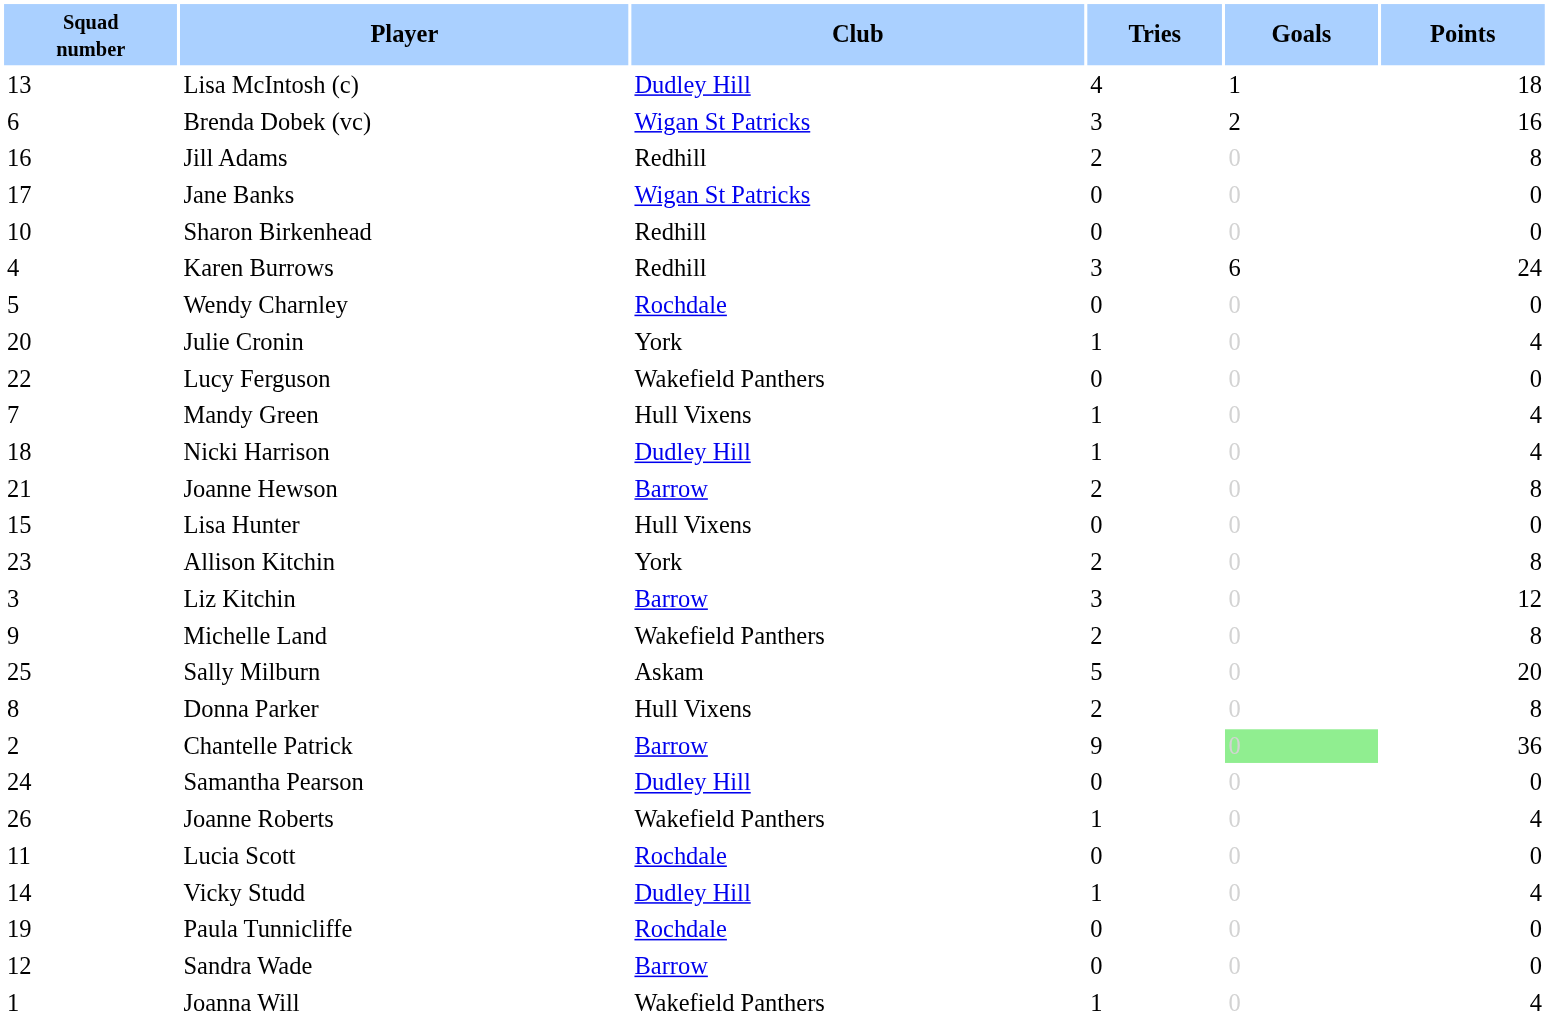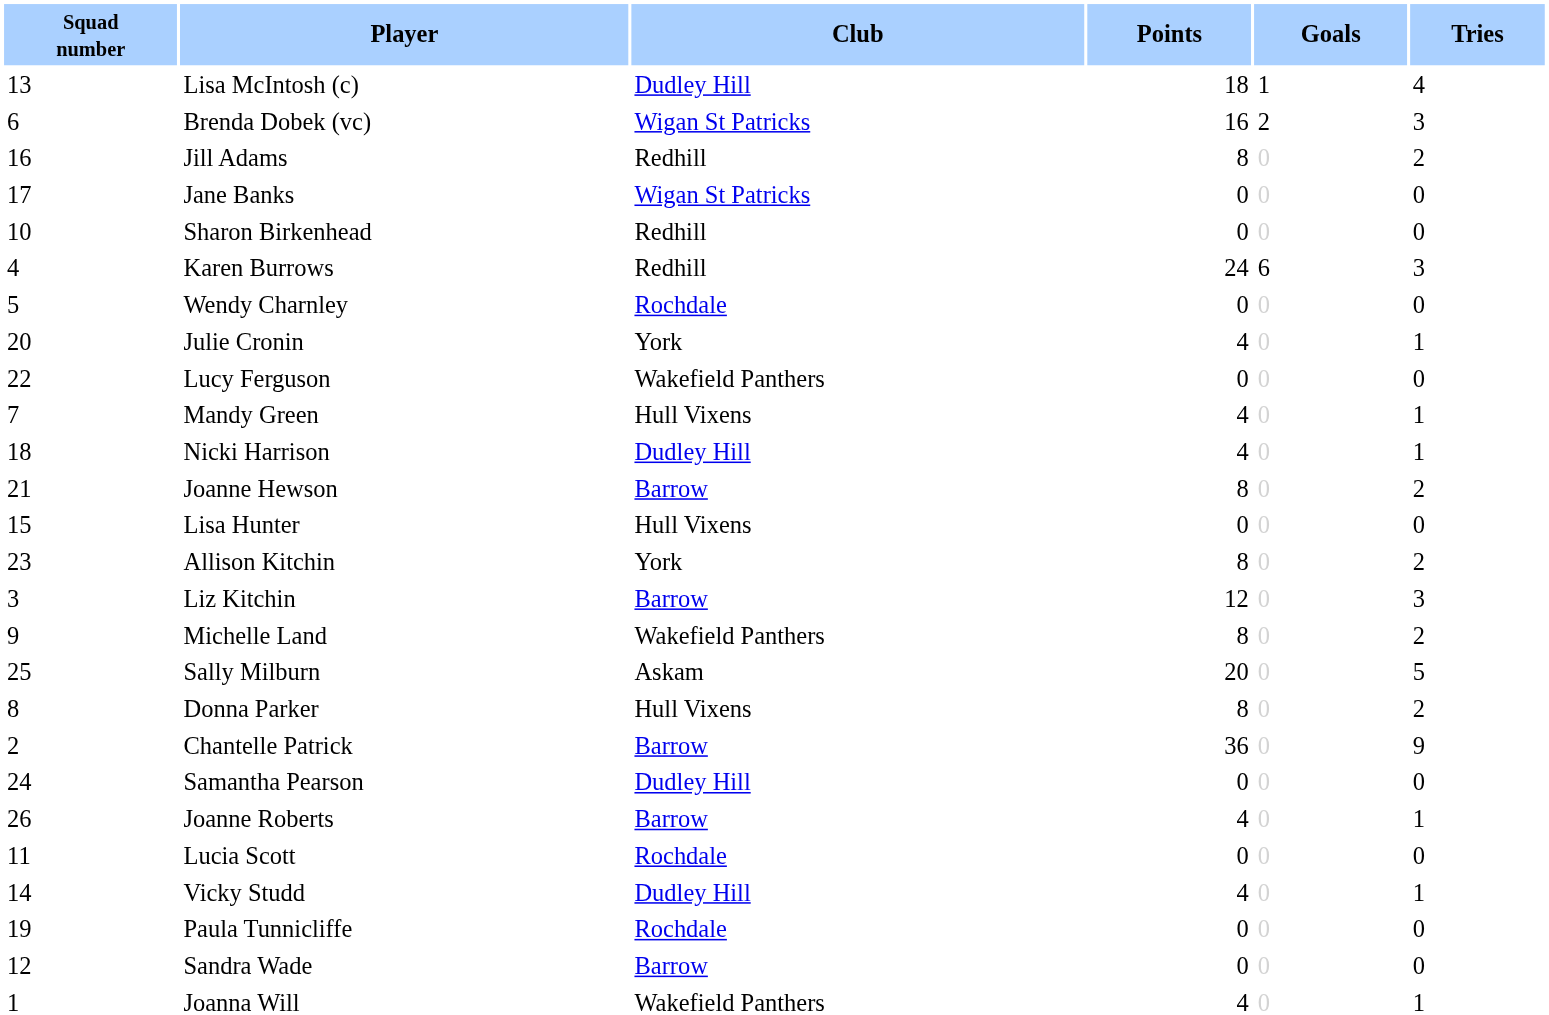columns swapped: (1155, 34) <-> (1463, 34)
(1235, 745) lightgreen background -> (1264, 745) no background
(730, 819) Wakefield Panthers -> (671, 819) Barrow
